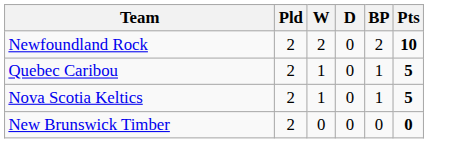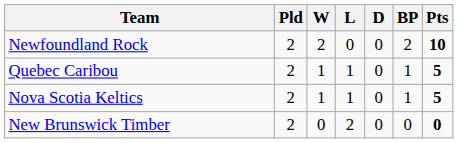+ column: (350, 17)
